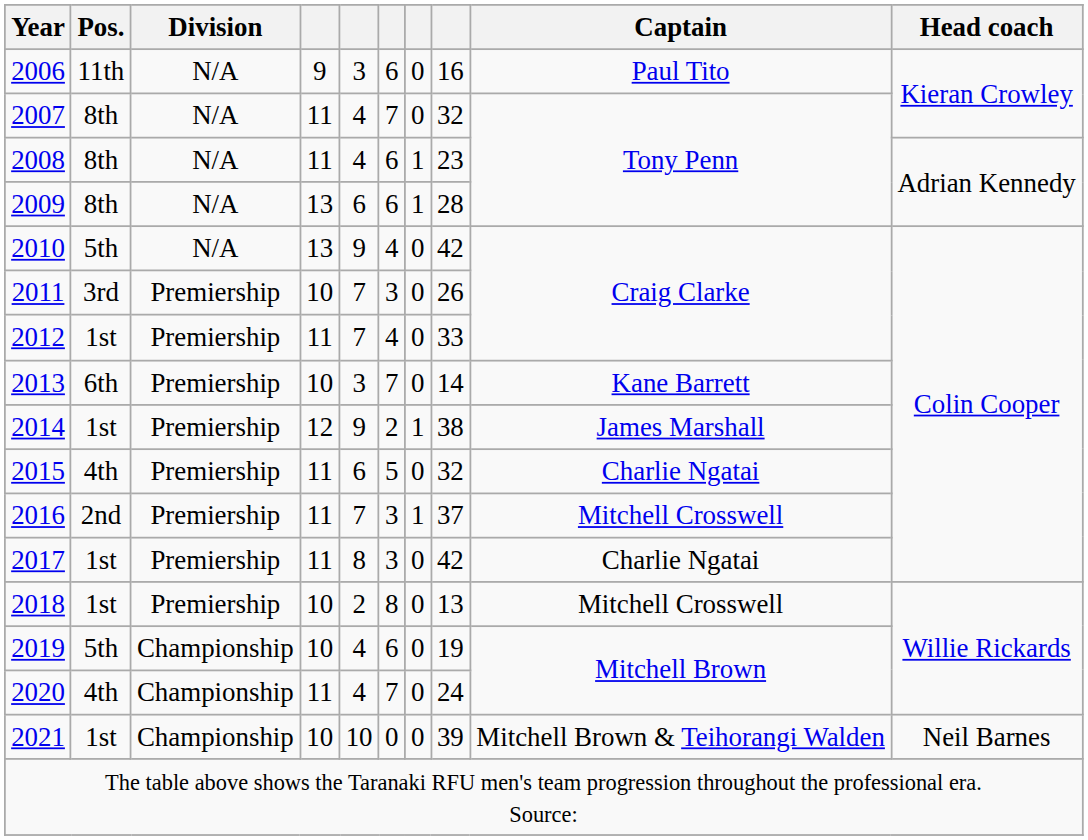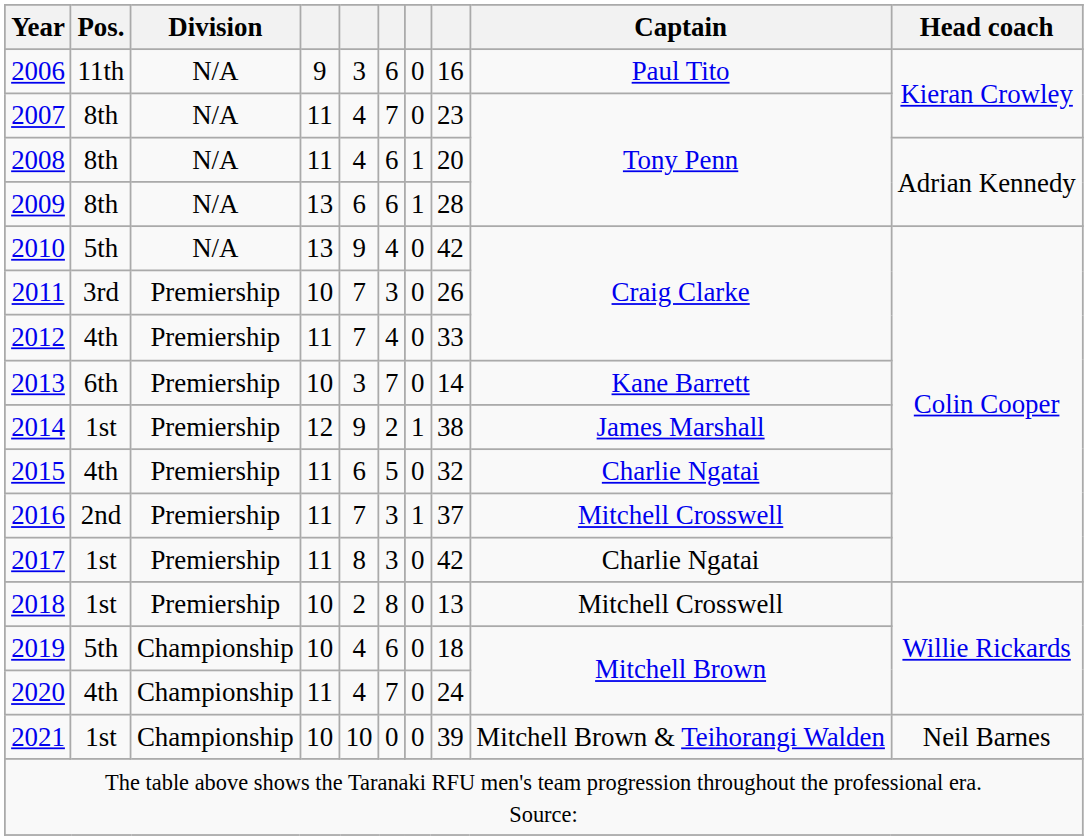(450, 115) 32 -> (450, 115) 23
(450, 159) 23 -> (450, 159) 20
(101, 337) 1st -> (101, 337) 4th
(450, 647) 19 -> (450, 647) 18
